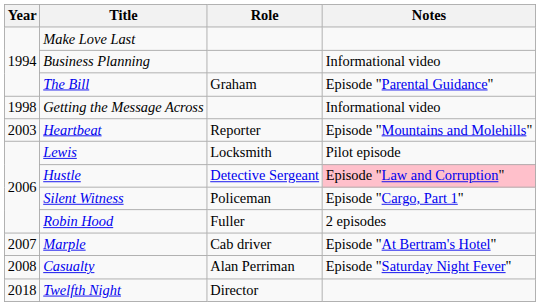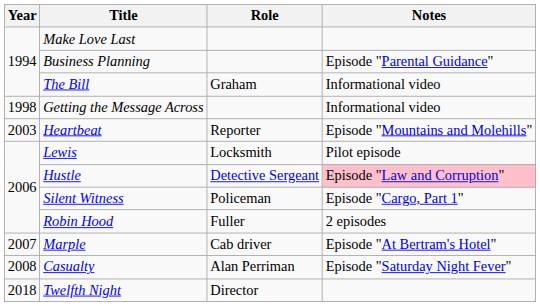(383, 61) Informational video -> (410, 61) Episode "Parental Guidance"
(410, 84) Episode "Parental Guidance" -> (383, 84) Informational video
